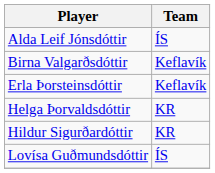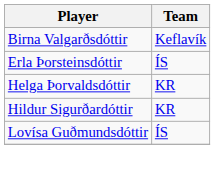- row: (67, 39)
(181, 86) Keflavík -> (161, 62) ÍS
